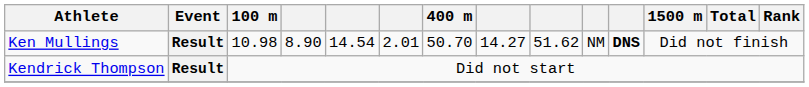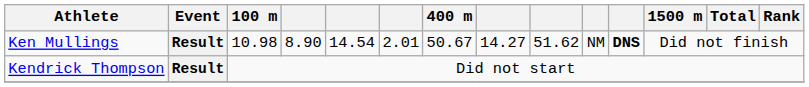(450, 43) 50.70 -> (450, 43) 50.67
